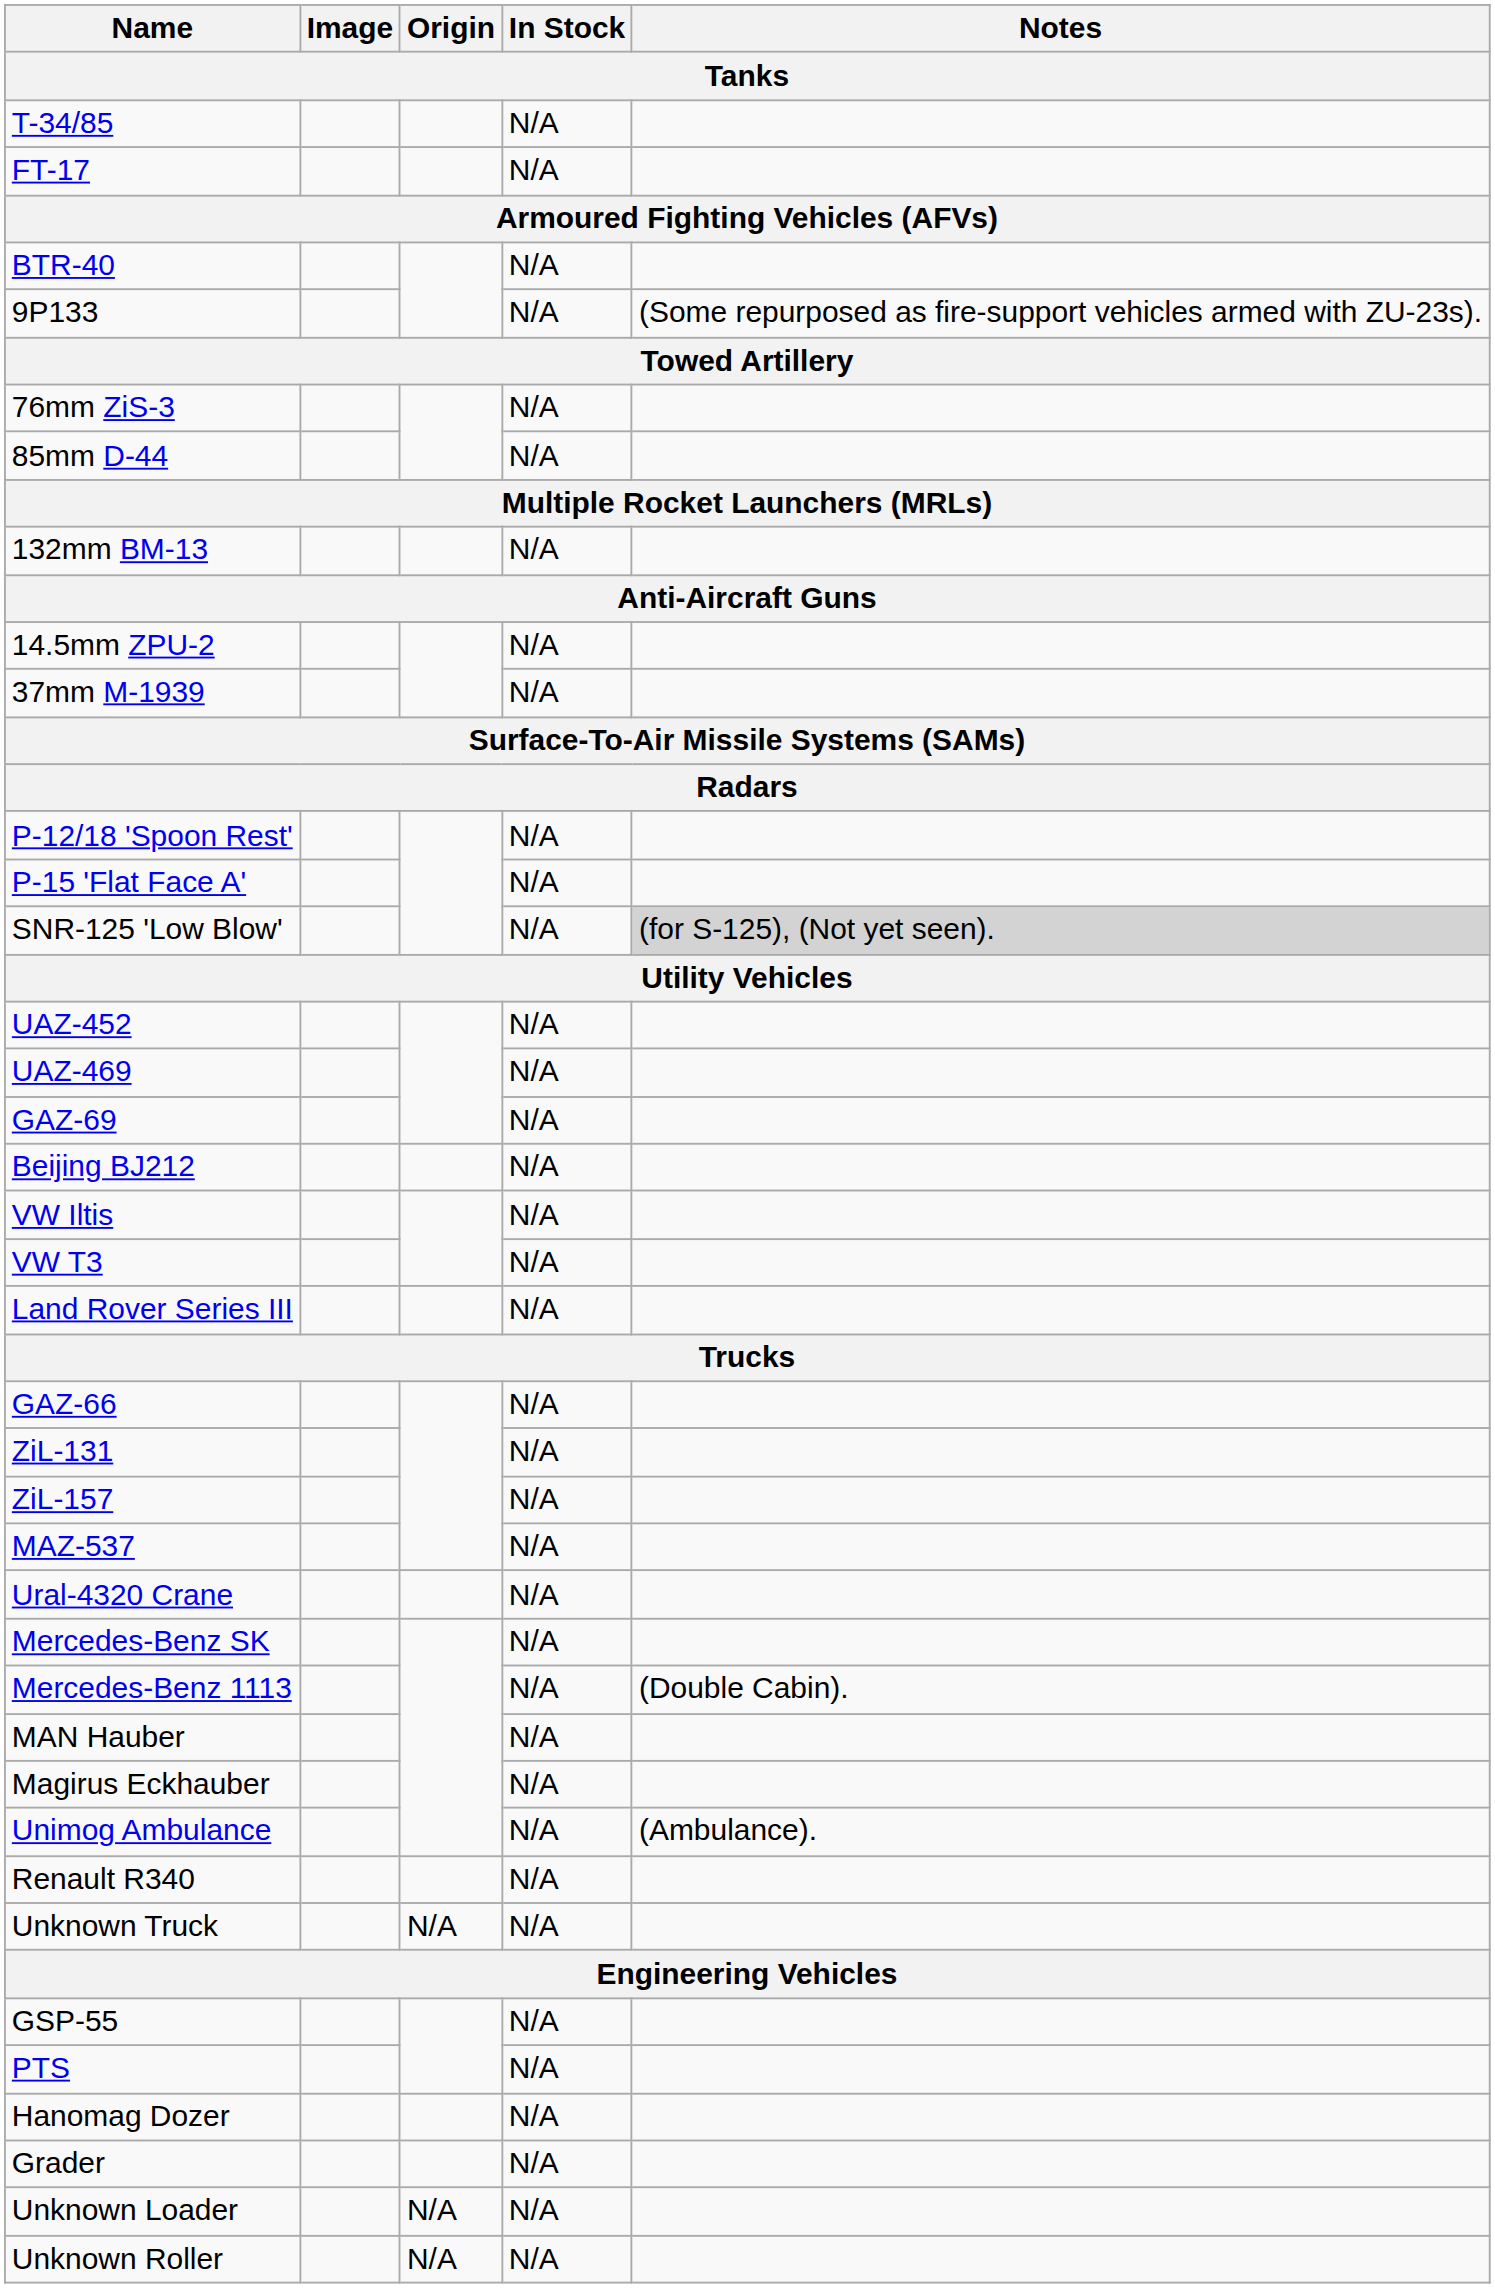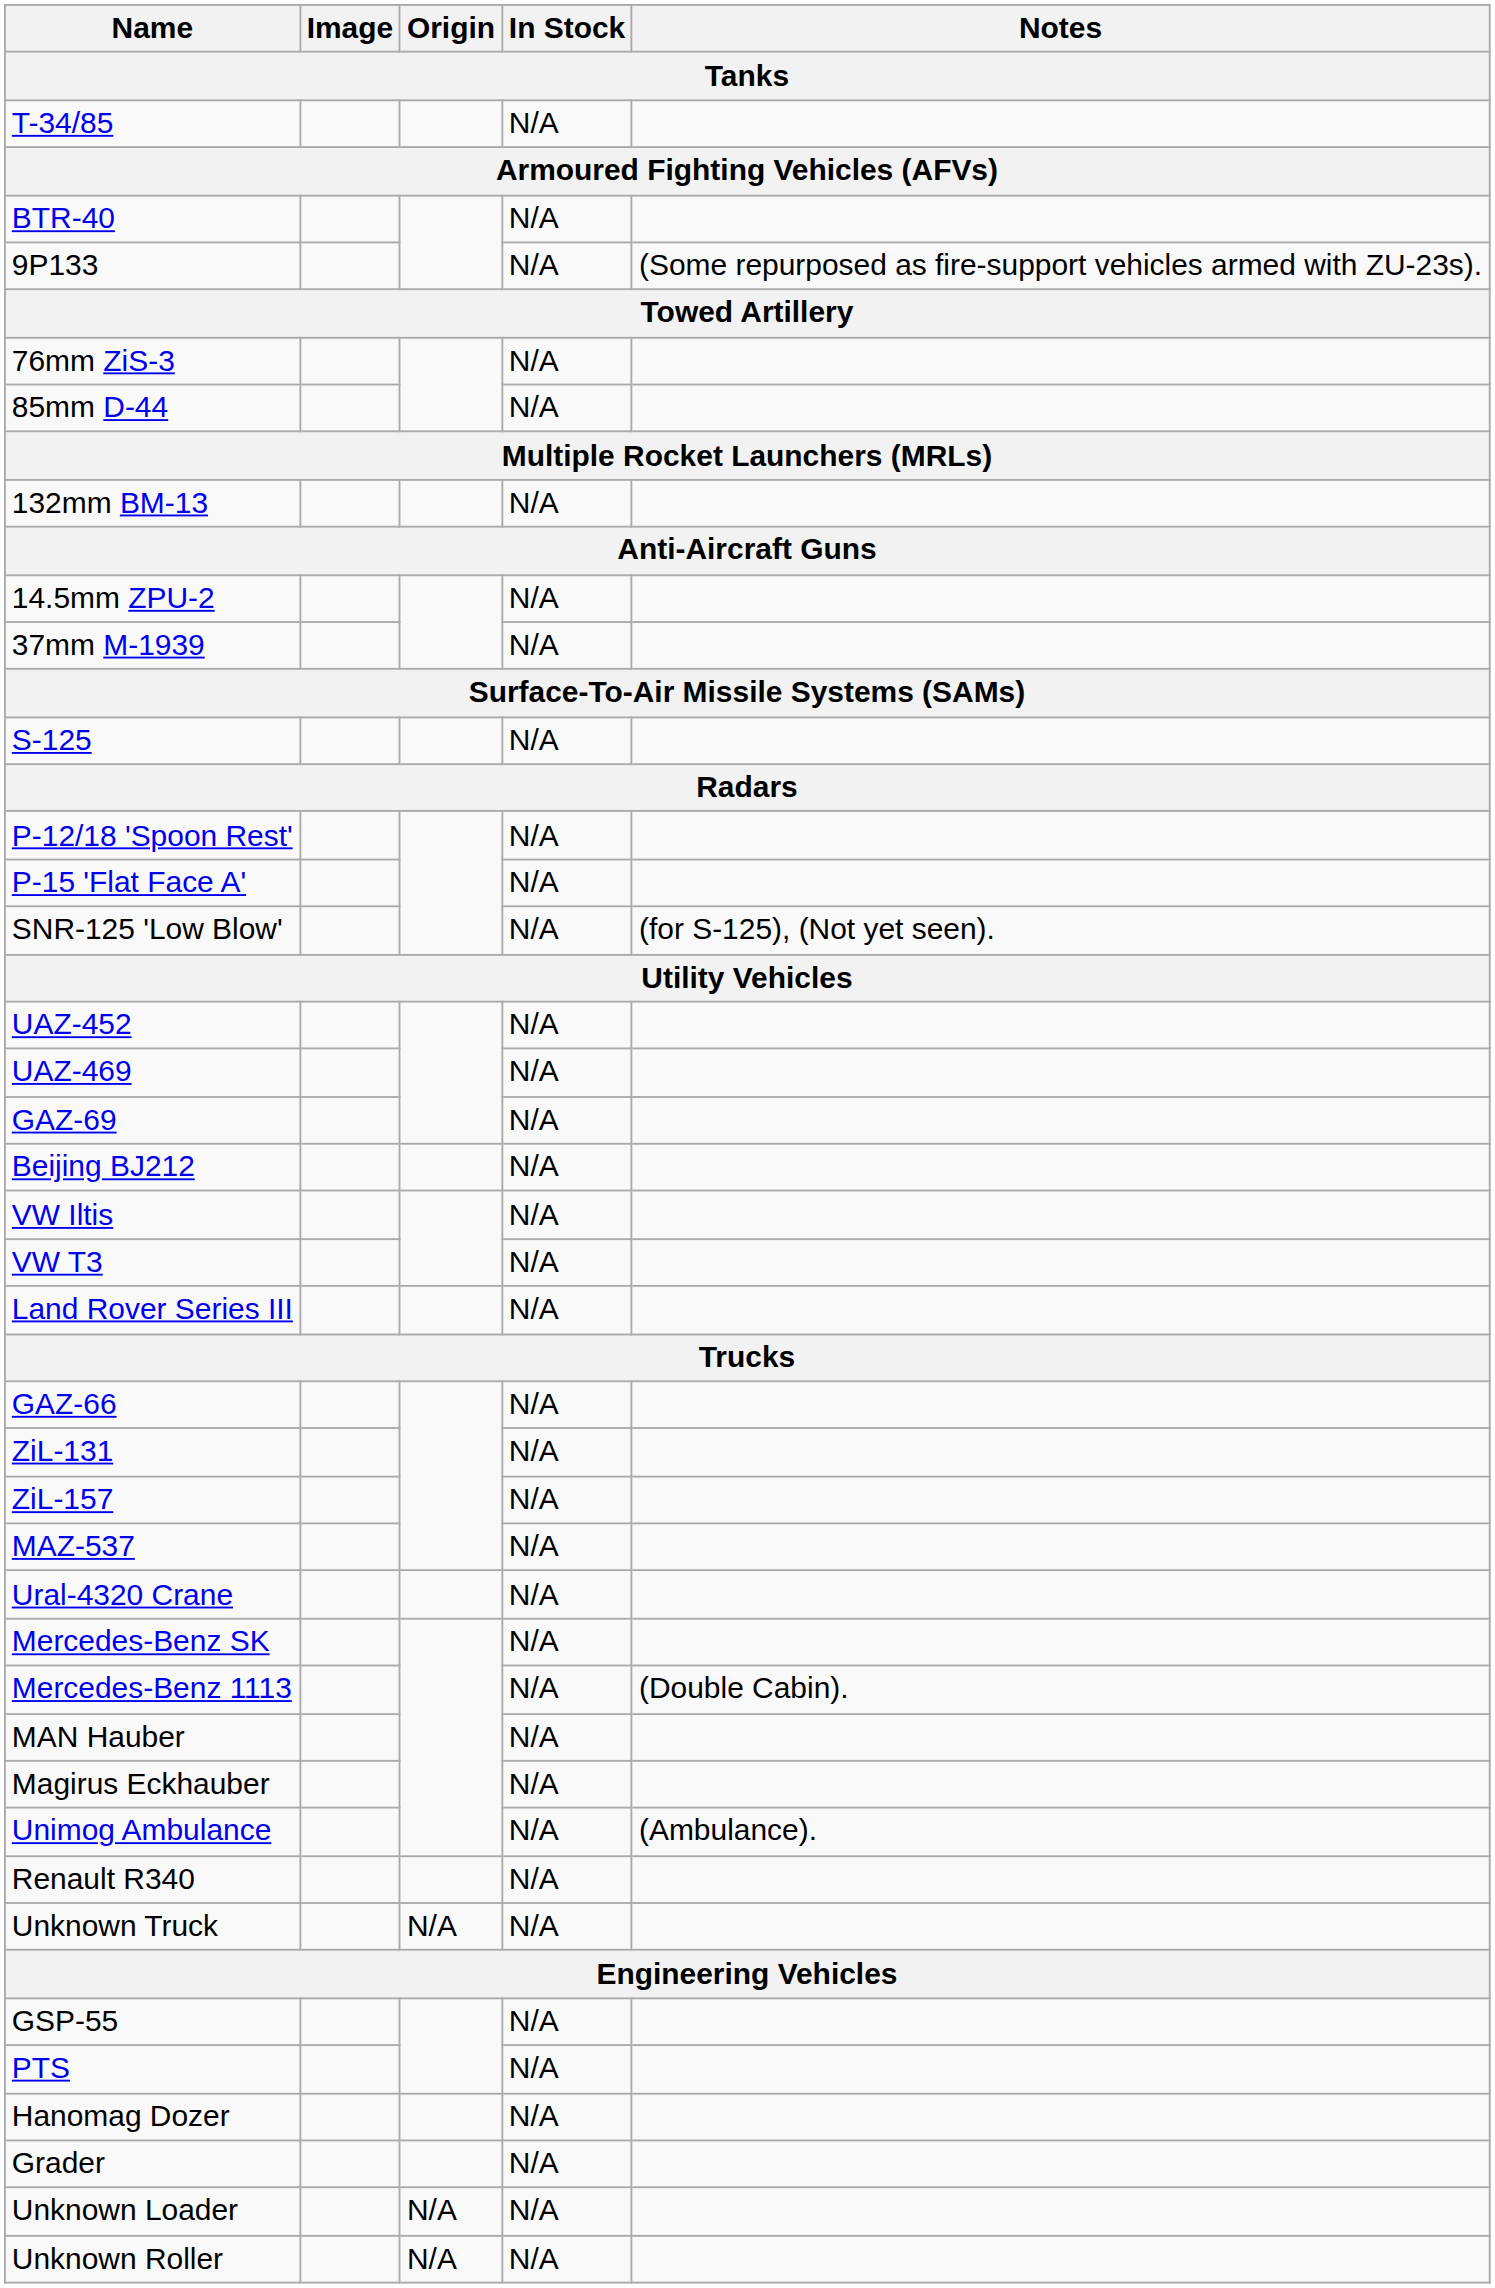- row: (51, 170)
+ row: (52, 739)
(817, 929) lightgrey background -> (817, 929) no background
